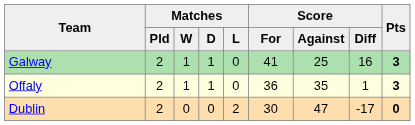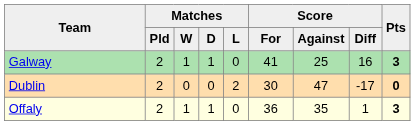rows swapped: (25, 85) <-> (27, 108)
